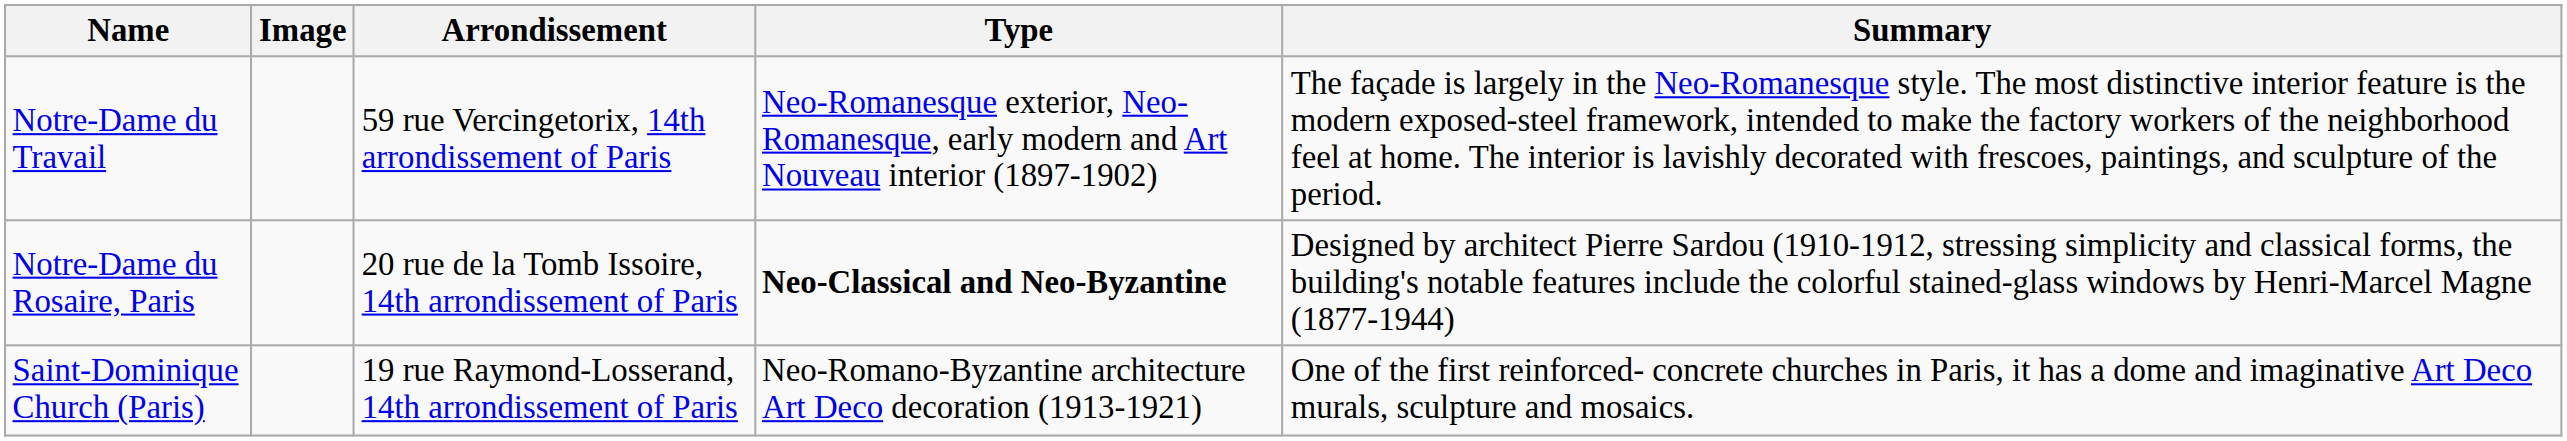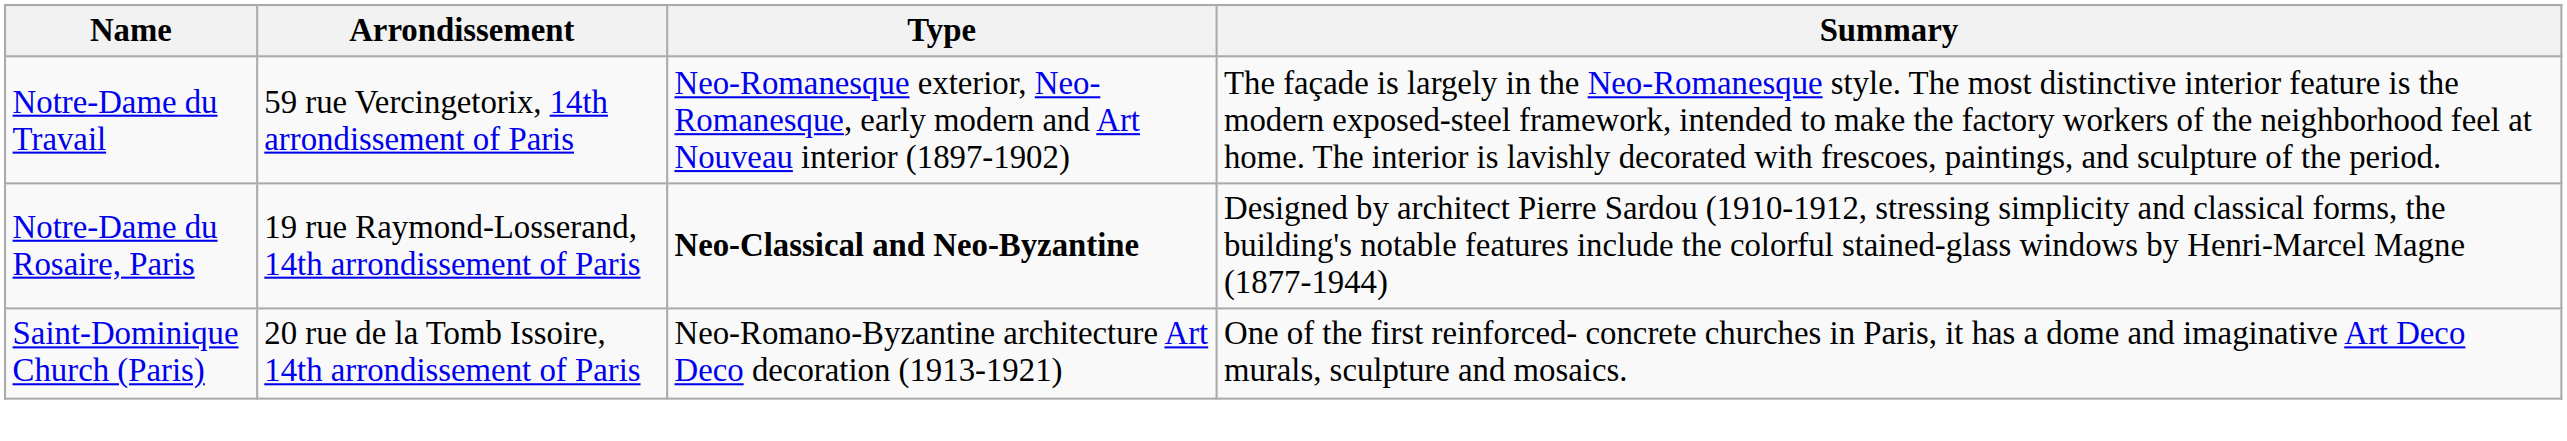- column: (303, 30)
(550, 282) 20 rue de la Tomb Issoire, 14th arrondissement of Paris -> (452, 245) 19 rue Raymond-Losserand, 14th arrondissement of Paris
(550, 389) 19 rue Raymond-Losserand, 14th arrondissement of Paris -> (452, 352) 20 rue de la Tomb Issoire, 14th arrondissement of Paris
